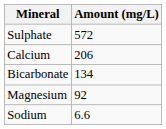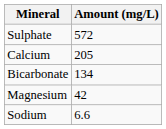(84, 54) 206 -> (84, 54) 205
(81, 94) 92 -> (81, 94) 42
